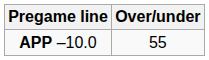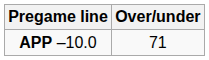(158, 42) 55 -> (158, 42) 71
